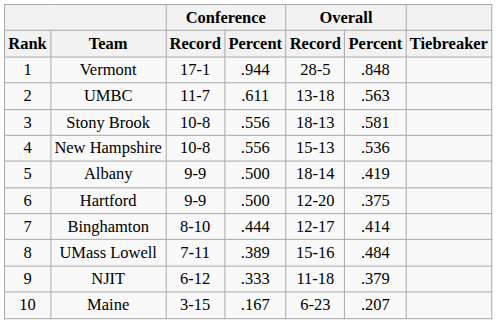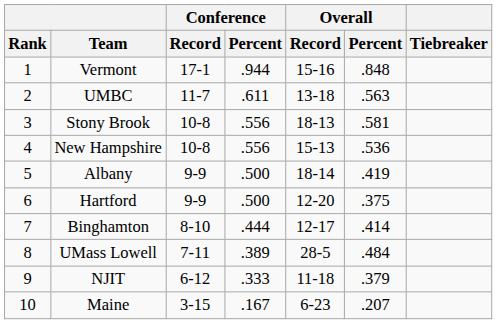(315, 69) 28-5 -> (315, 69) 15-16
(315, 252) 15-16 -> (315, 252) 28-5
